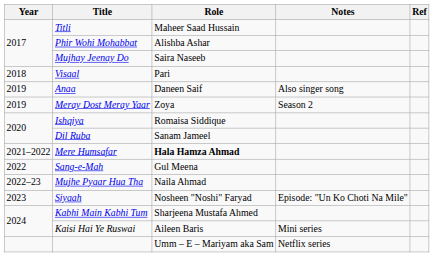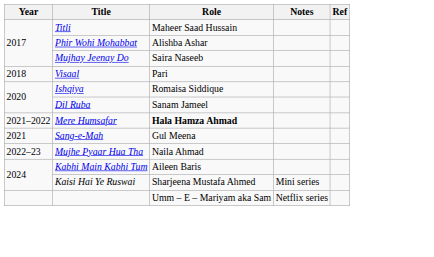- row: (65, 89)
- row: (102, 105)
(16, 167) 2022 -> (16, 136) 2021
- row: (68, 197)
(206, 213) Sharjeena Mustafa Ahmed -> (176, 167) Aileen Baris
(179, 228) Aileen Baris -> (204, 182) Sharjeena Mustafa Ahmed
